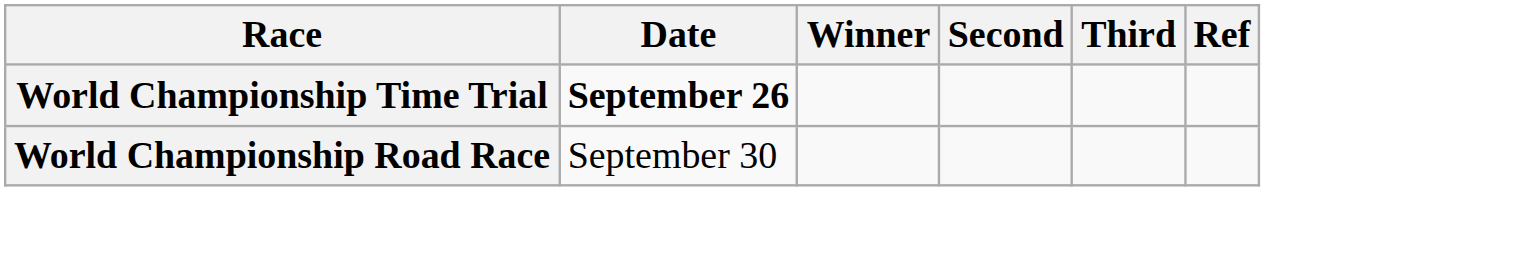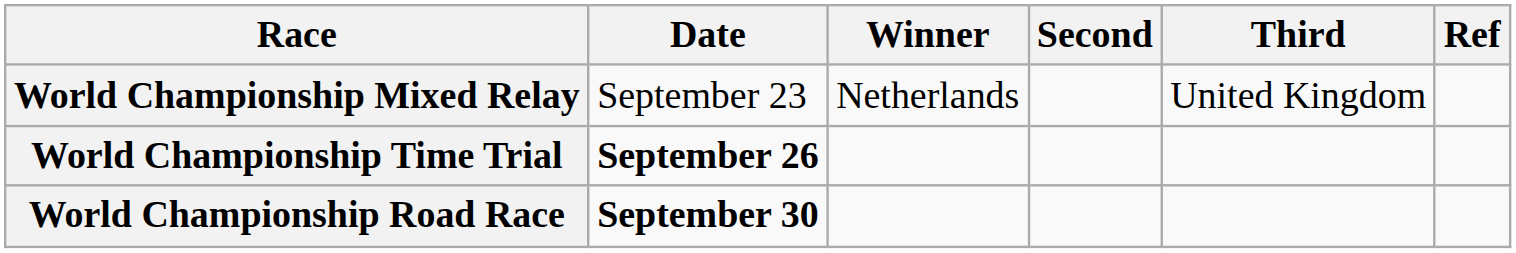+ row: (297, 94)
(672, 154) normal -> (708, 214) bold
